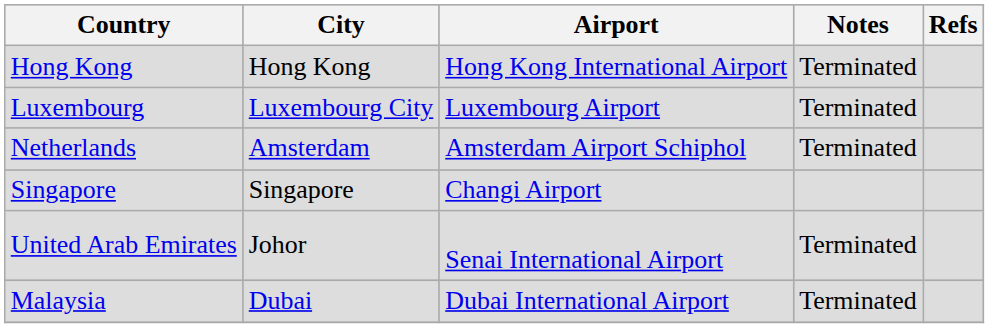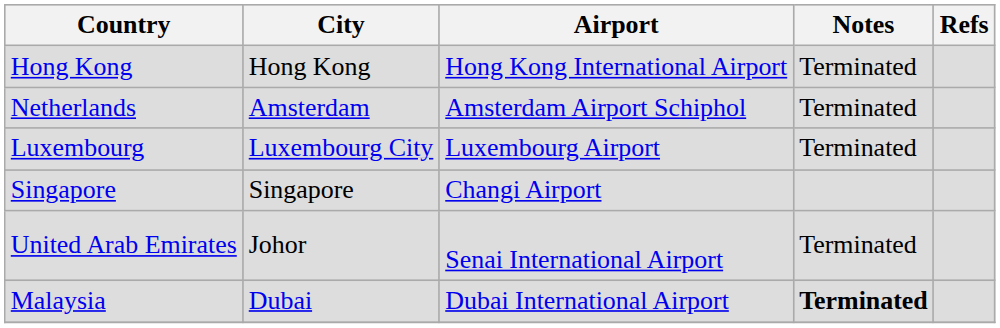rows swapped: (77, 107) <-> (73, 148)
(858, 300) normal -> (863, 300) bold
